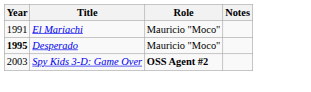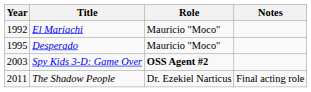(17, 29) 1991 -> (17, 29) 1992
(17, 45) bold -> (17, 45) normal
+ row: (74, 78)
